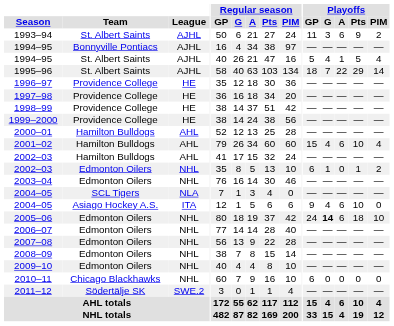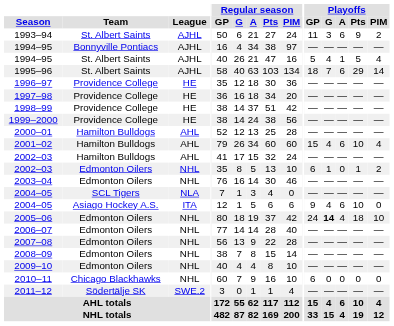(342, 71) 22 -> (342, 71) 6
(342, 217) 6 -> (342, 217) 4
